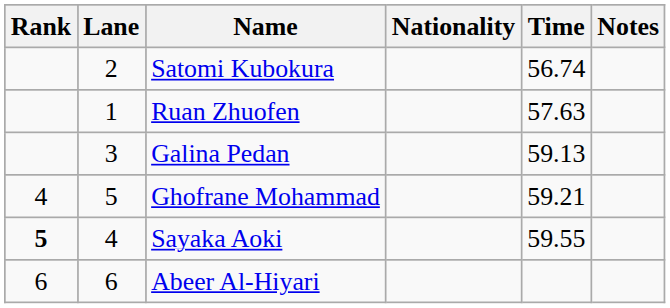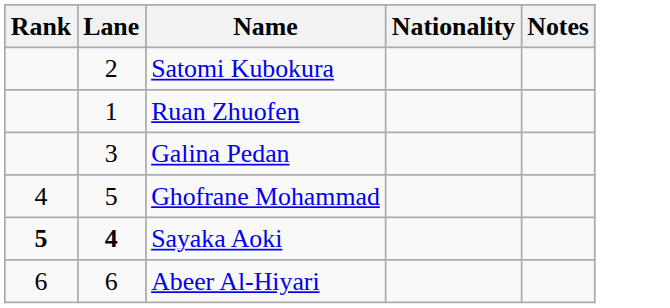- column: (556, 25)
(111, 239) normal -> (111, 239) bold
